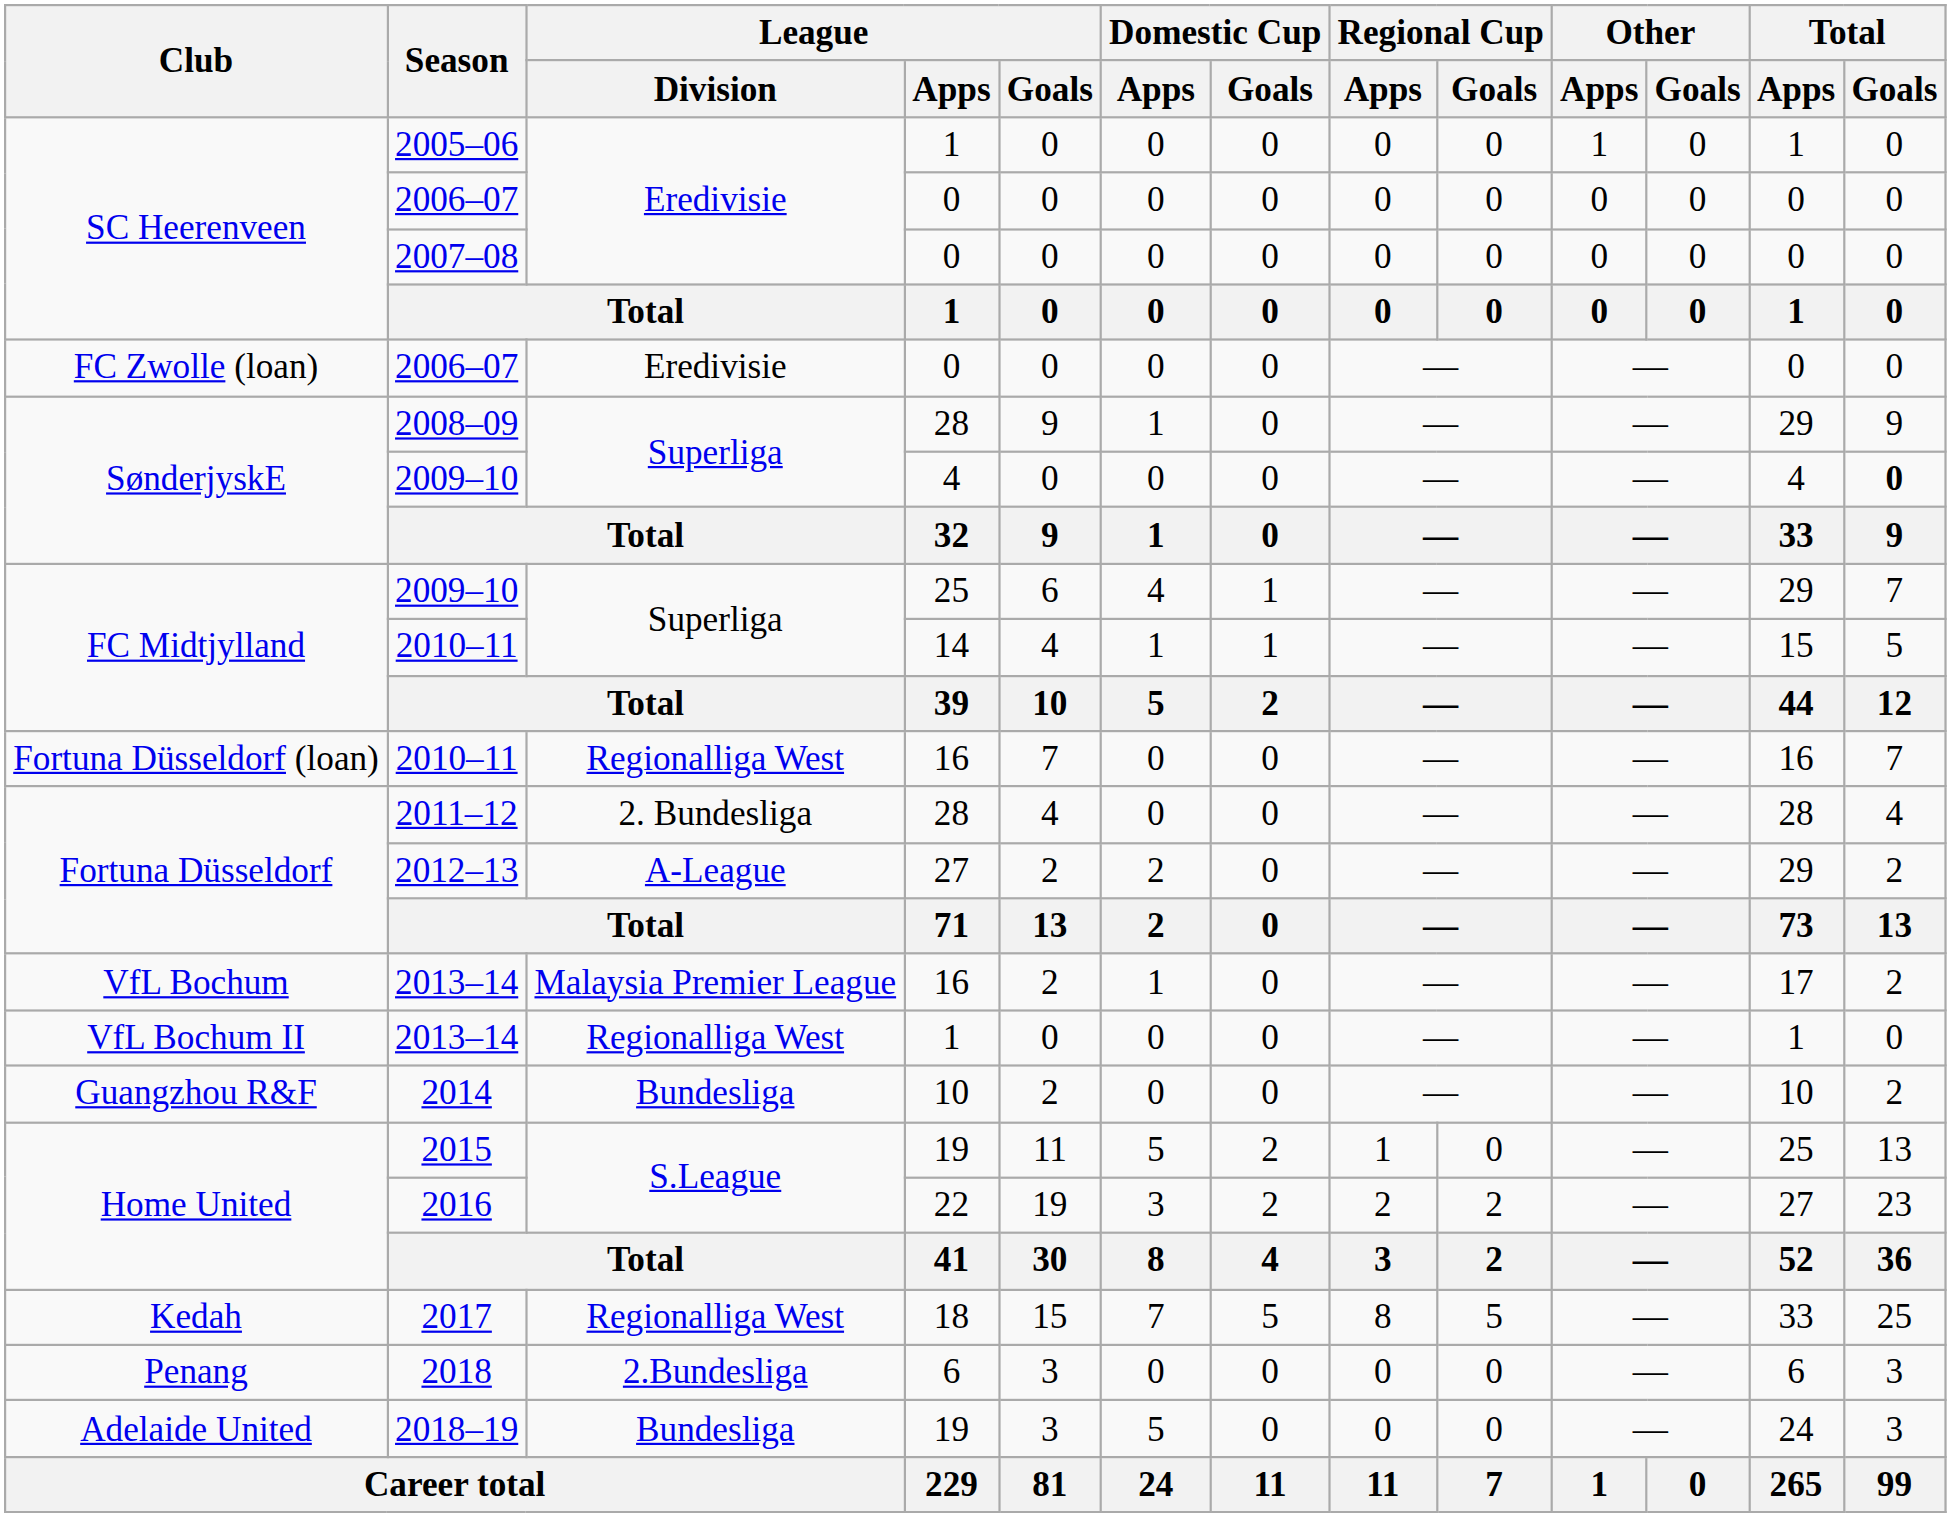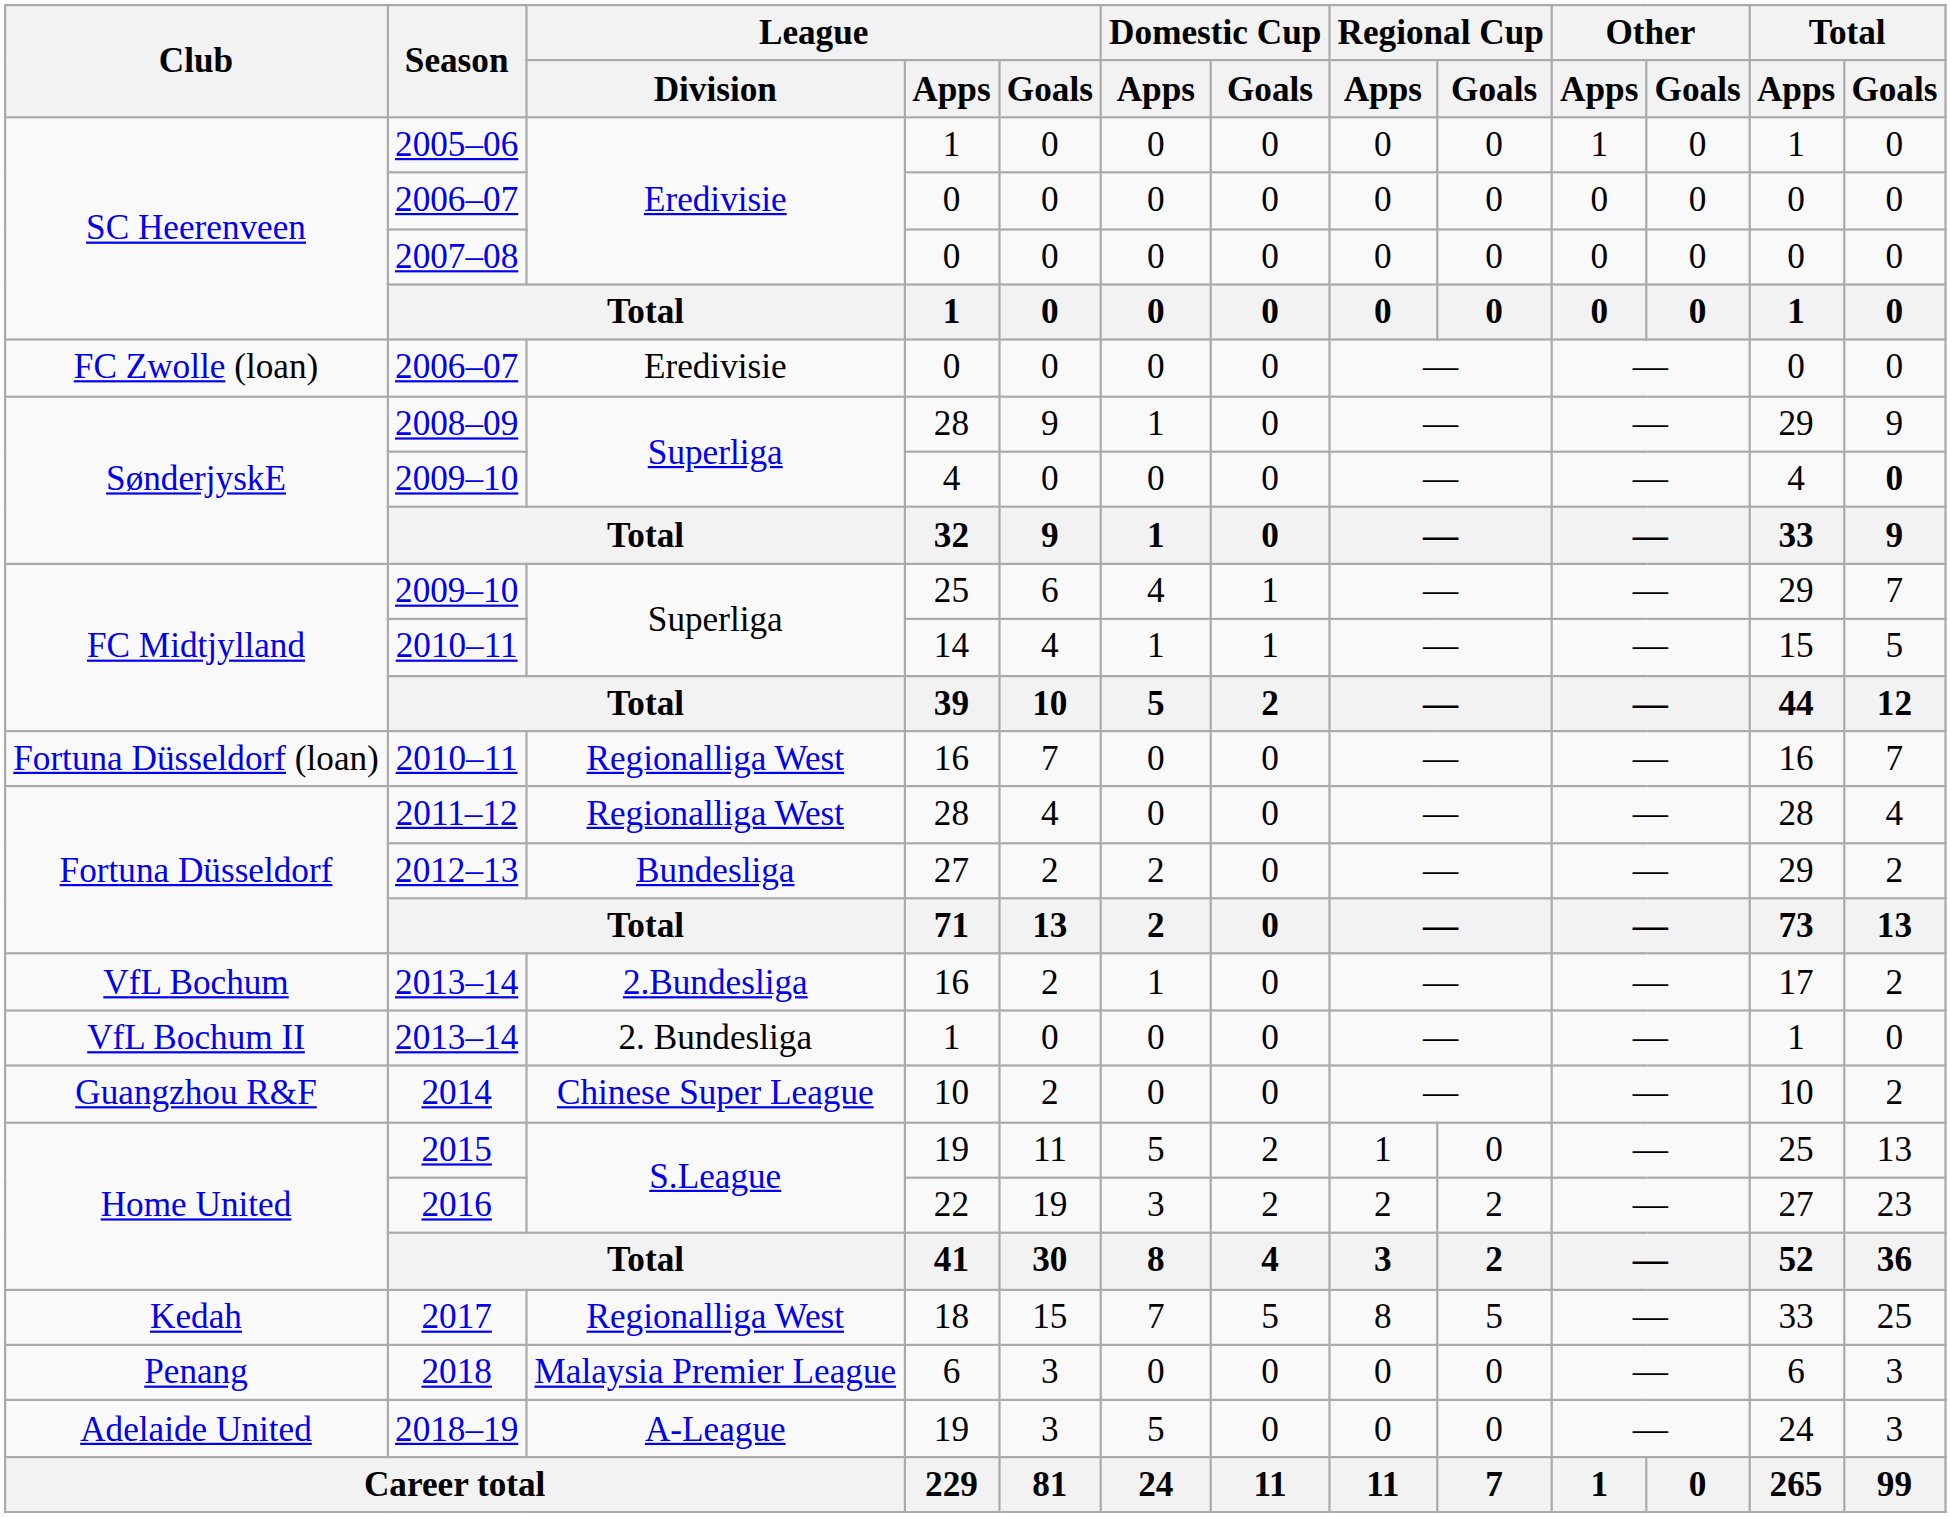(715, 813) 2. Bundesliga -> (715, 813) Regionalliga West
(715, 869) A-League -> (715, 869) Bundesliga
(715, 981) Malaysia Premier League -> (715, 981) 2.Bundesliga
(715, 1037) Regionalliga West -> (715, 1037) 2. Bundesliga
(715, 1093) Bundesliga -> (715, 1093) Chinese Super League
(715, 1372) 2.Bundesliga -> (715, 1372) Malaysia Premier League
(715, 1428) Bundesliga -> (715, 1428) A-League
